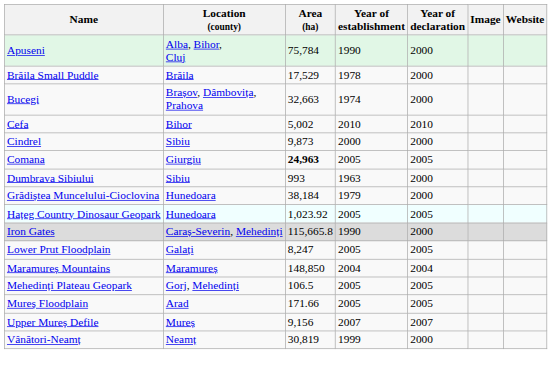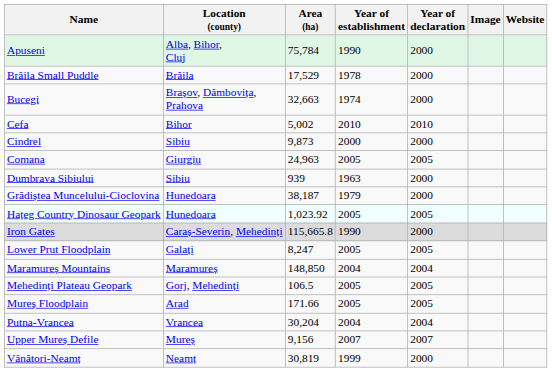(303, 159) bold -> (303, 159) normal
(296, 177) 993 -> (296, 177) 939
(303, 195) 38,184 -> (303, 195) 38,187
+ row: (40, 322)
